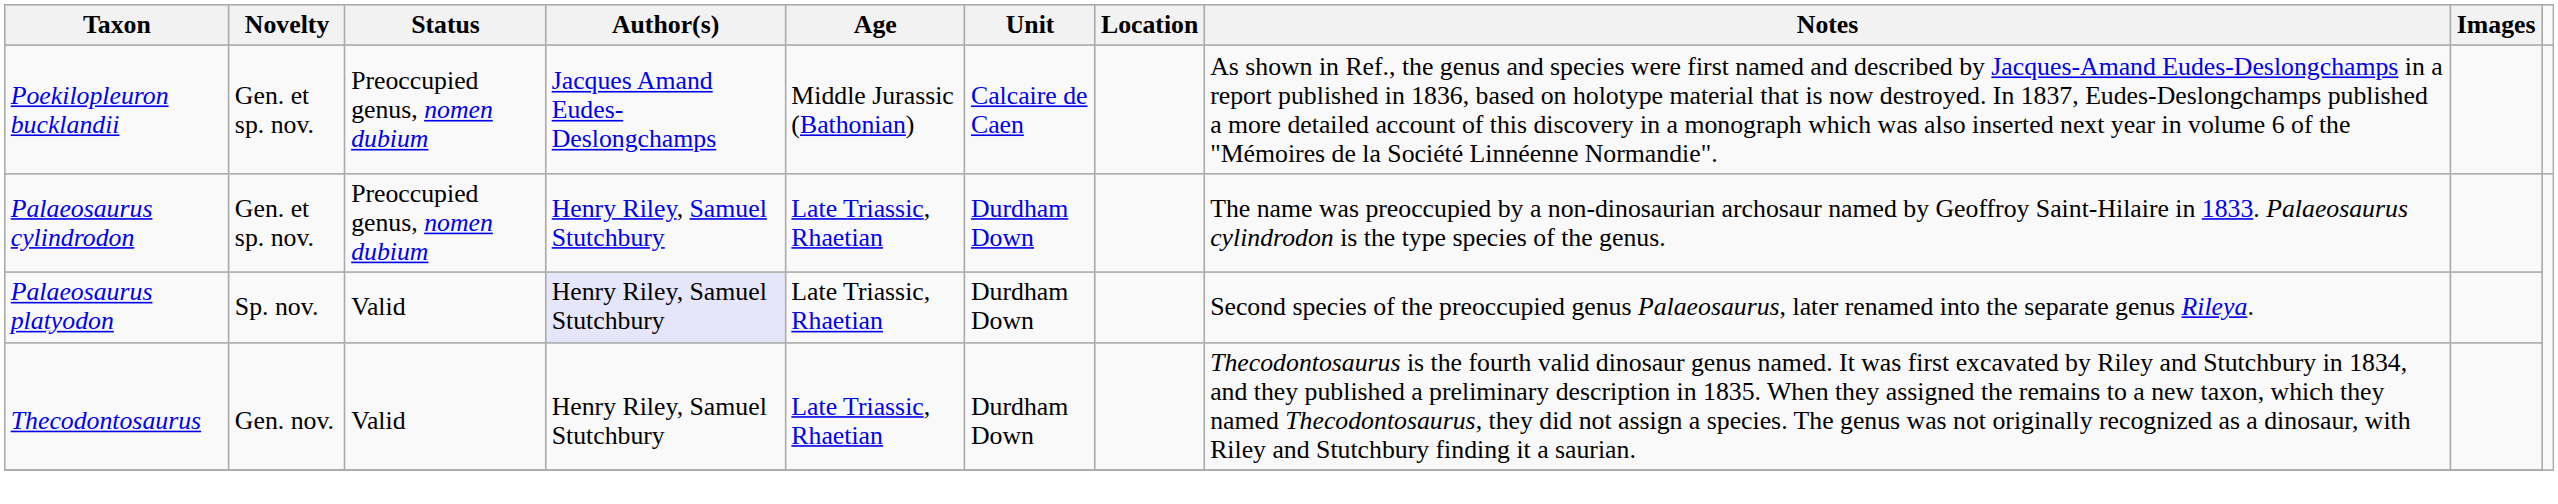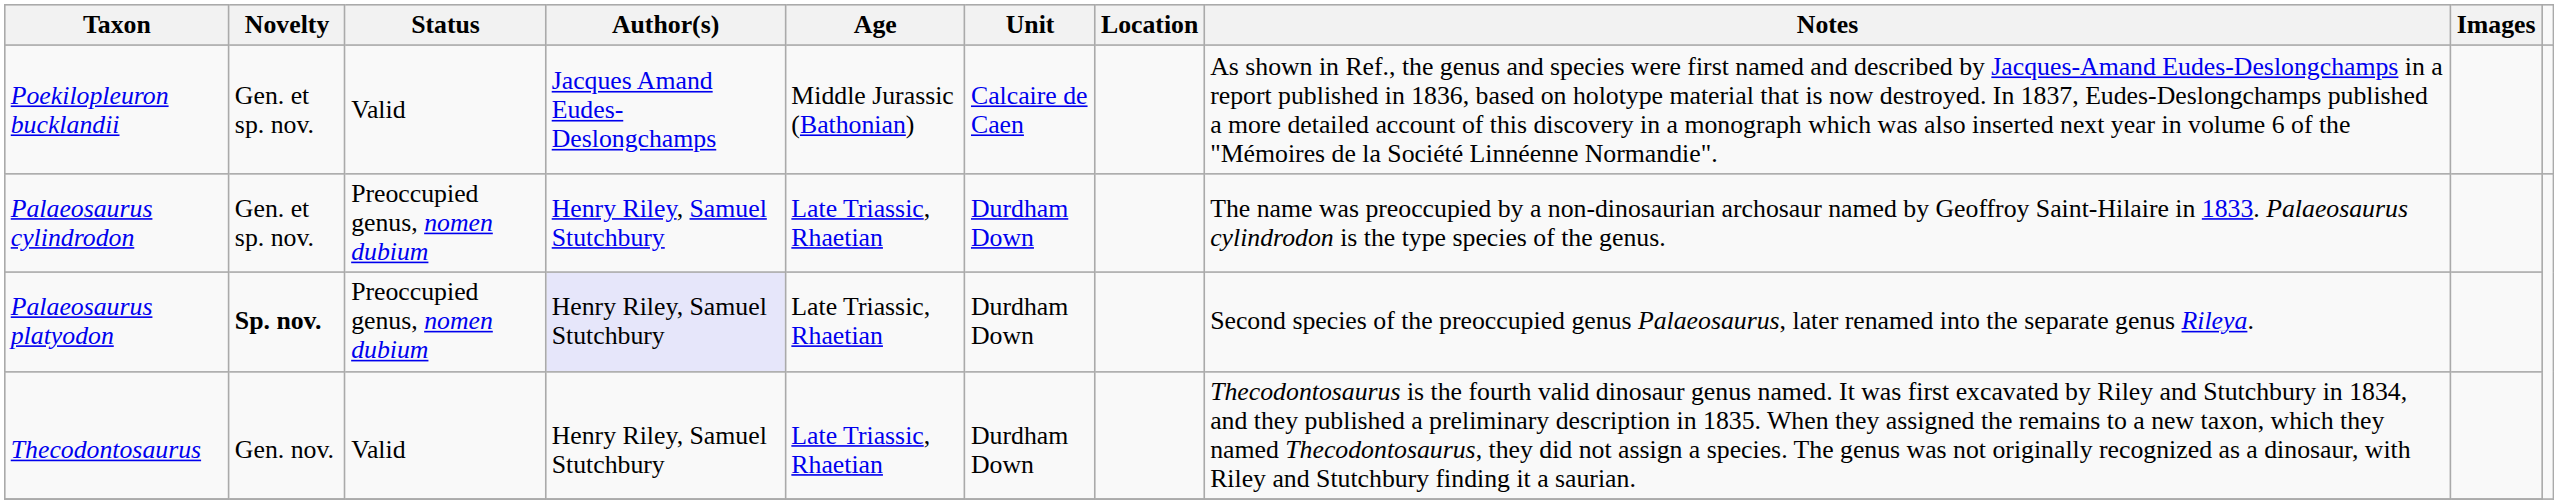(422, 109) Preoccupied genus, nomen dubium -> (378, 109) Valid
(277, 306) normal -> (278, 321) bold
(378, 306) Valid -> (422, 321) Preoccupied genus, nomen dubium
